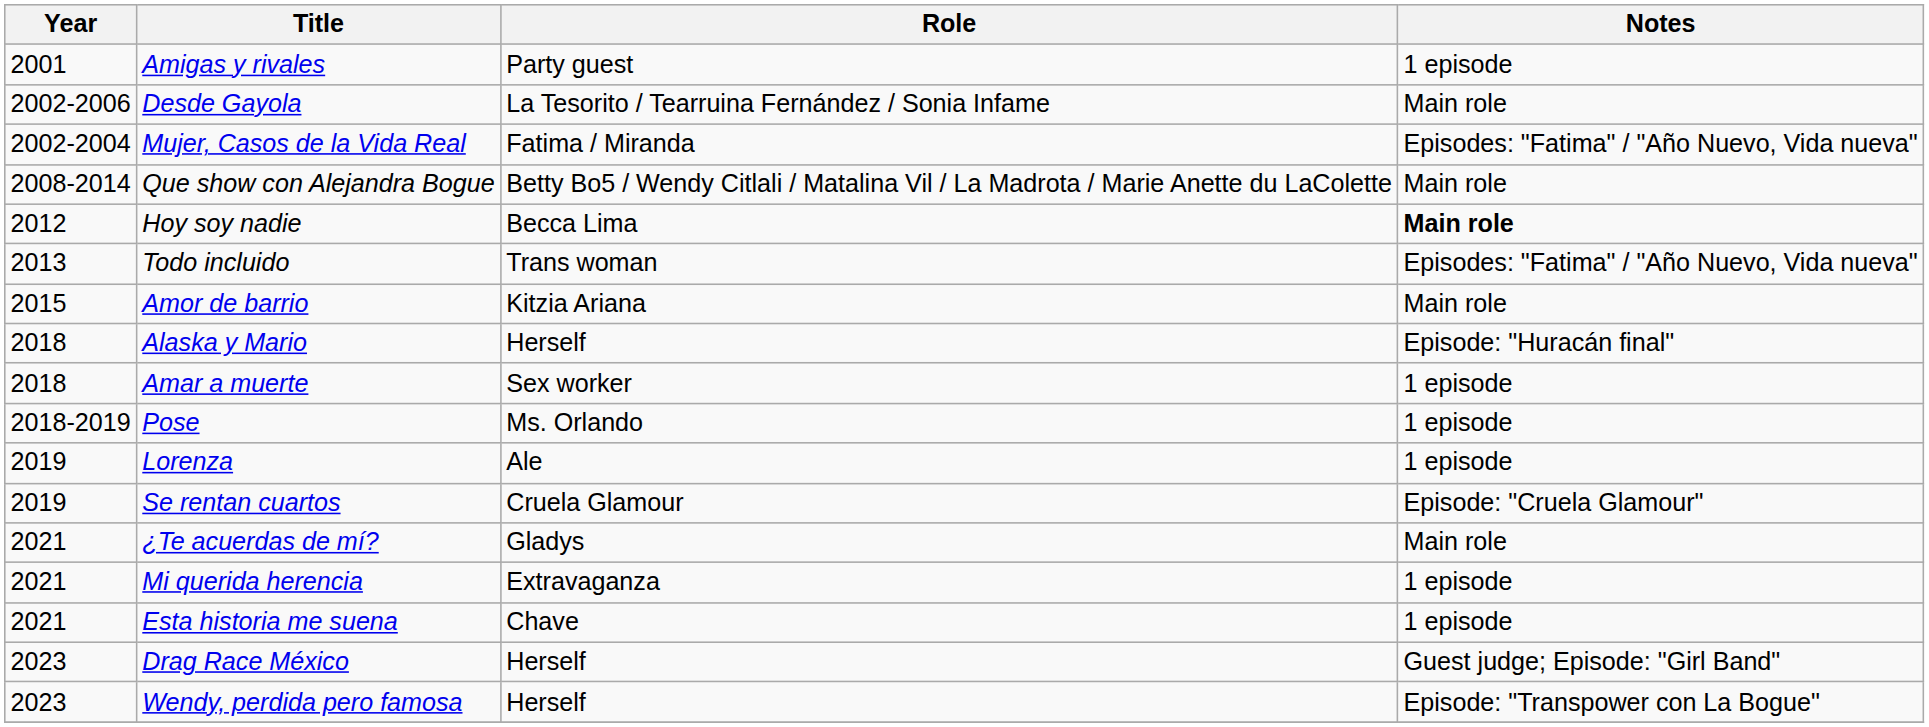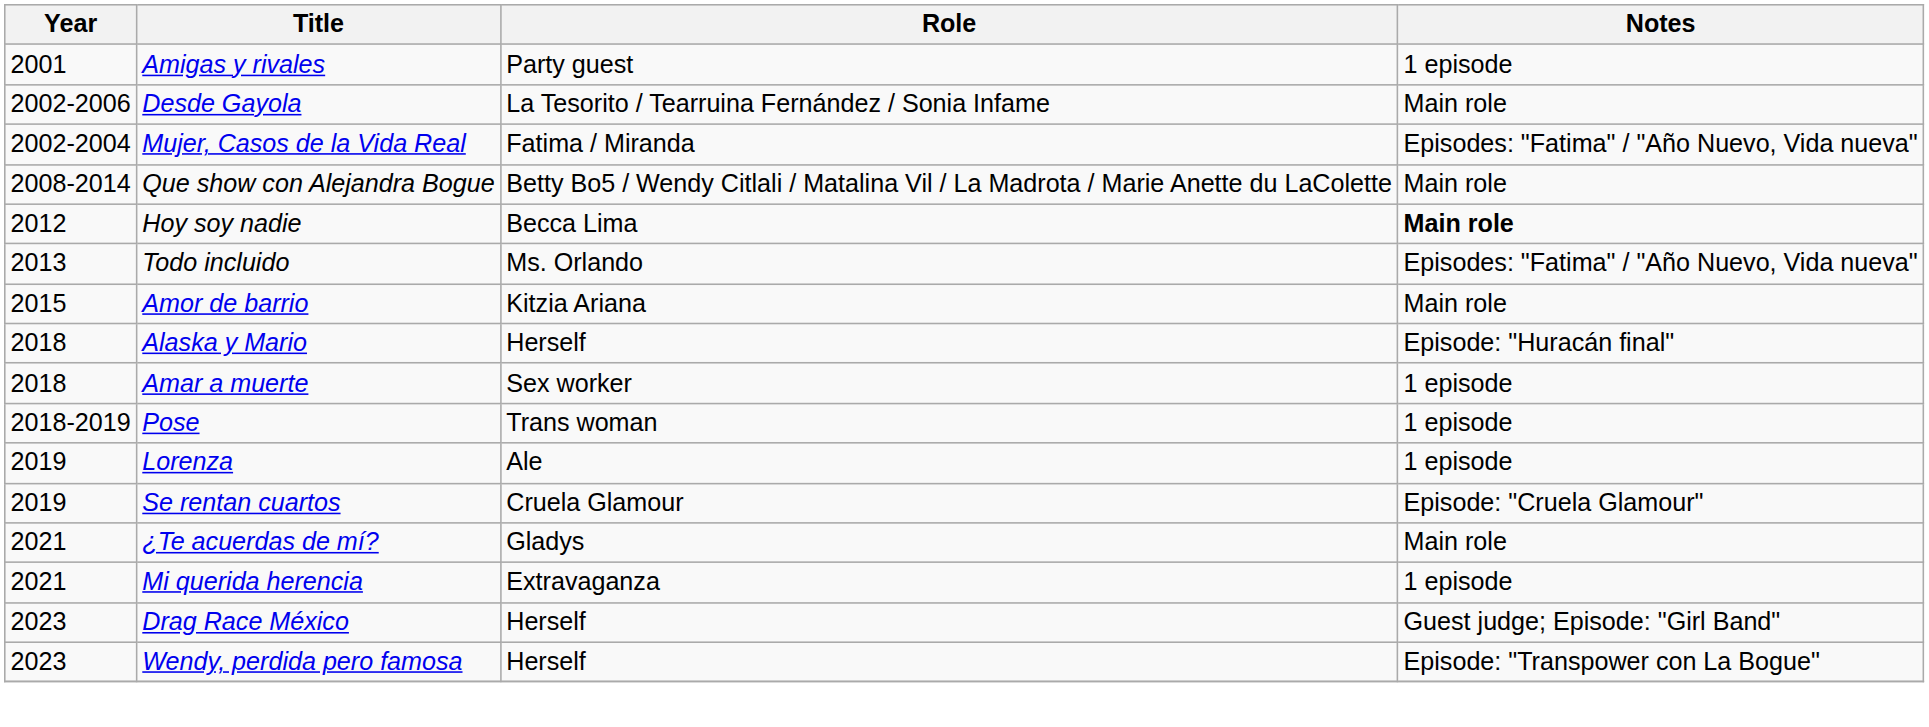(582, 263) Trans woman -> (575, 263) Ms. Orlando
(575, 422) Ms. Orlando -> (582, 422) Trans woman
- row: (270, 622)
